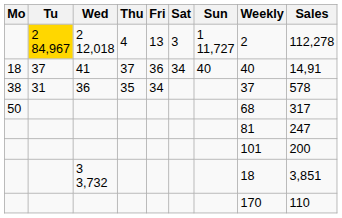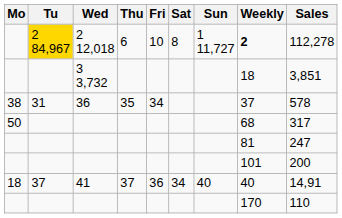(124, 41) 4 -> (124, 41) 6
(156, 41) 13 -> (156, 41) 10
(175, 41) 3 -> (175, 41) 8
(244, 41) normal -> (244, 41) bold
rows swapped: (14, 68) <-> (16, 176)
